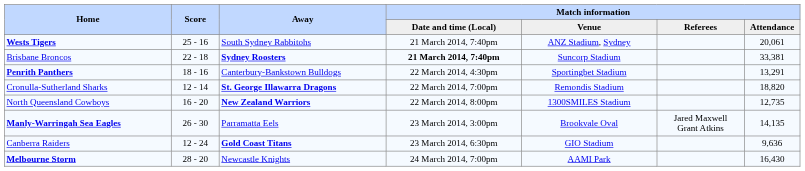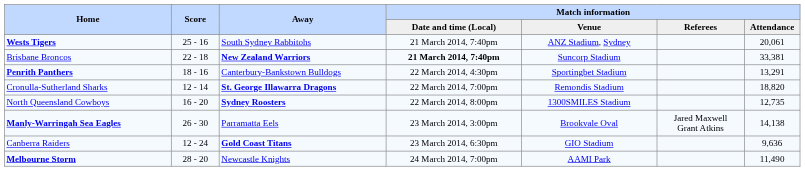(253, 57) Sydney Roosters -> (266, 57) New Zealand Warriors
(266, 102) New Zealand Warriors -> (253, 102) Sydney Roosters
(772, 123) 14,135 -> (772, 123) 14,138
(772, 158) 16,430 -> (772, 158) 11,490
